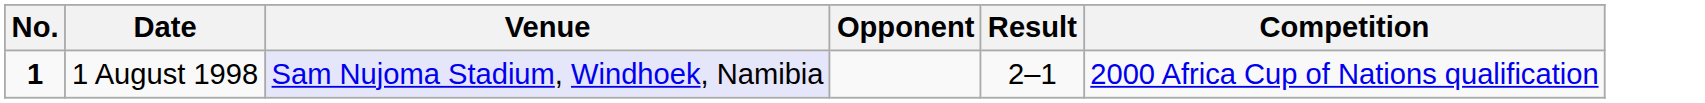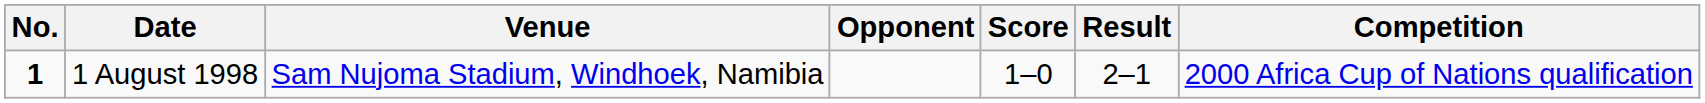+ column: (1028, 27)
(548, 73) lavender background -> (548, 73) no background
